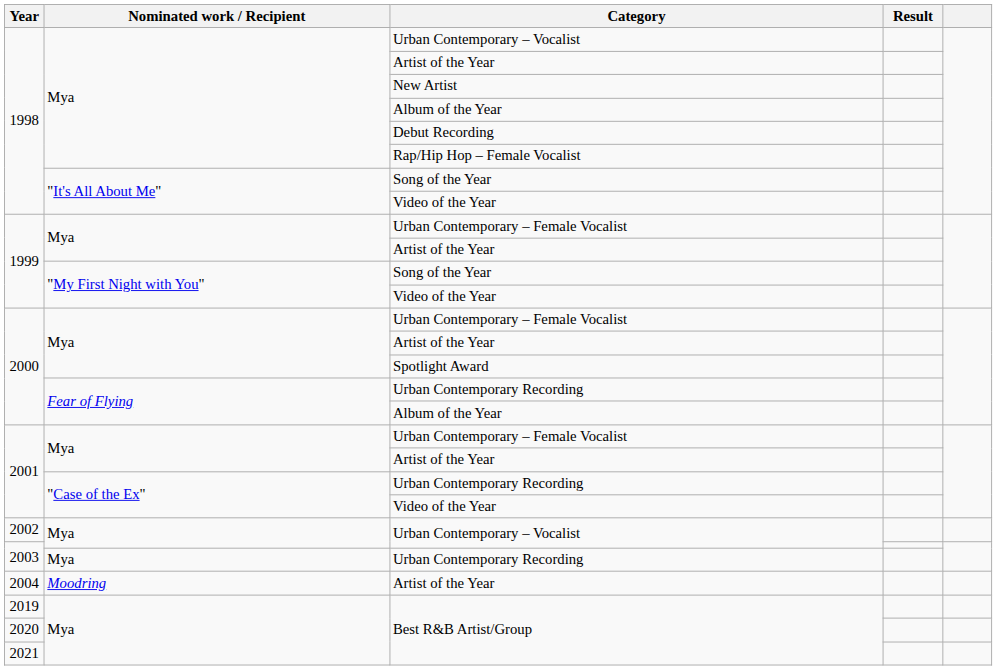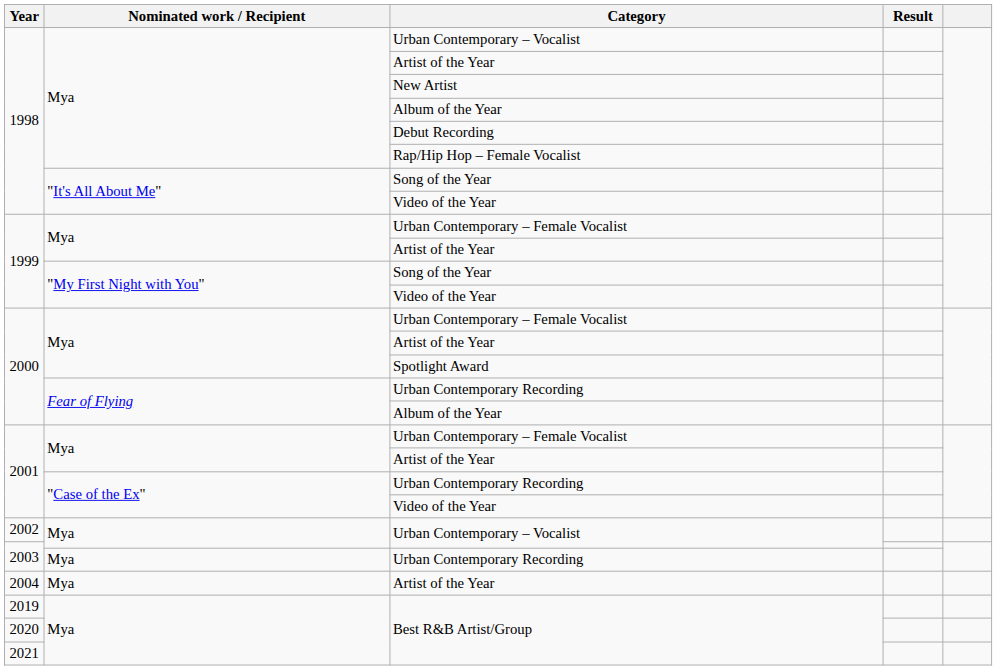(77, 583) Moodring -> (61, 583) Mya
